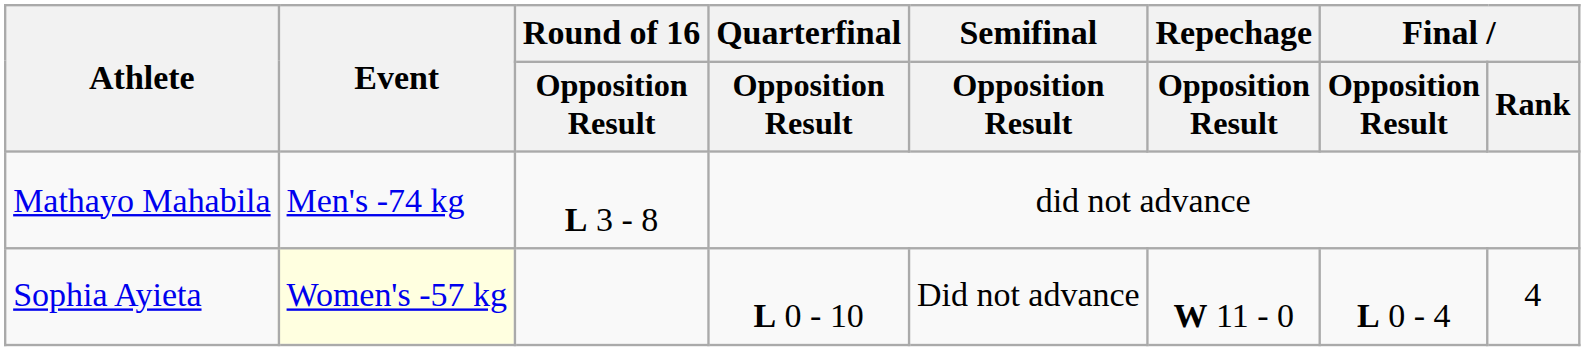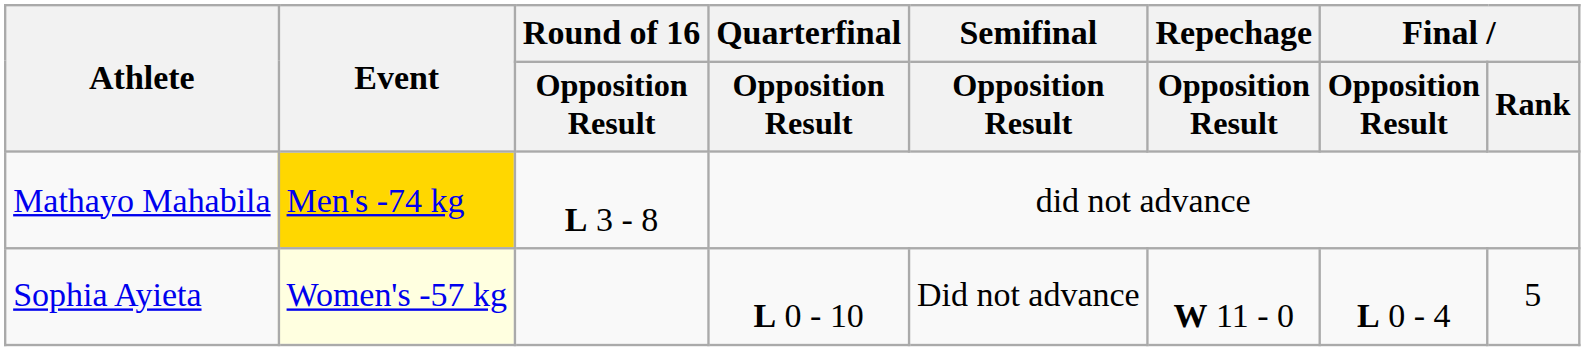(375, 199) no background -> (375, 199) gold background
(1533, 295) 4 -> (1533, 295) 5
